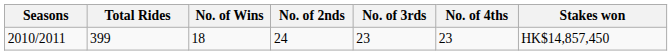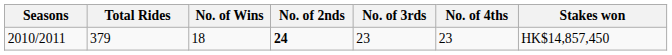(100, 38) 399 -> (100, 38) 379
(281, 38) normal -> (281, 38) bold
